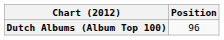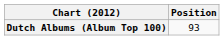(194, 28) 96 -> (194, 28) 93
